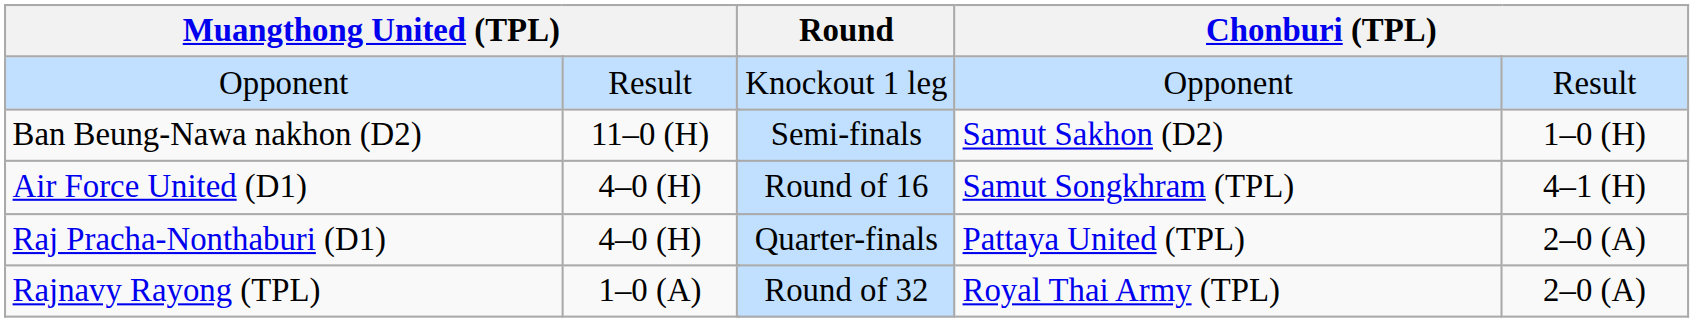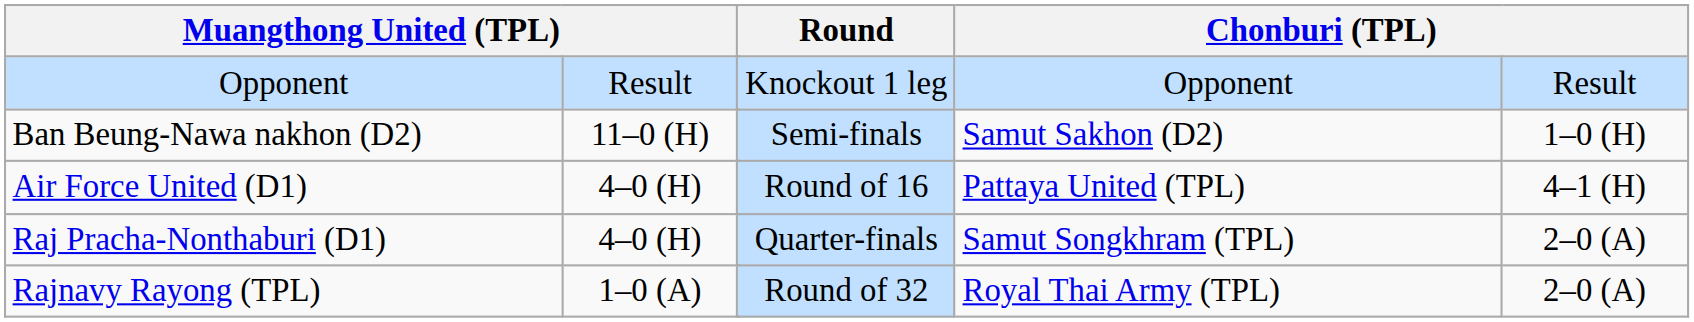(1128, 186) Samut Songkhram (TPL) -> (1104, 186) Pattaya United (TPL)
(1104, 238) Pattaya United (TPL) -> (1128, 238) Samut Songkhram (TPL)
